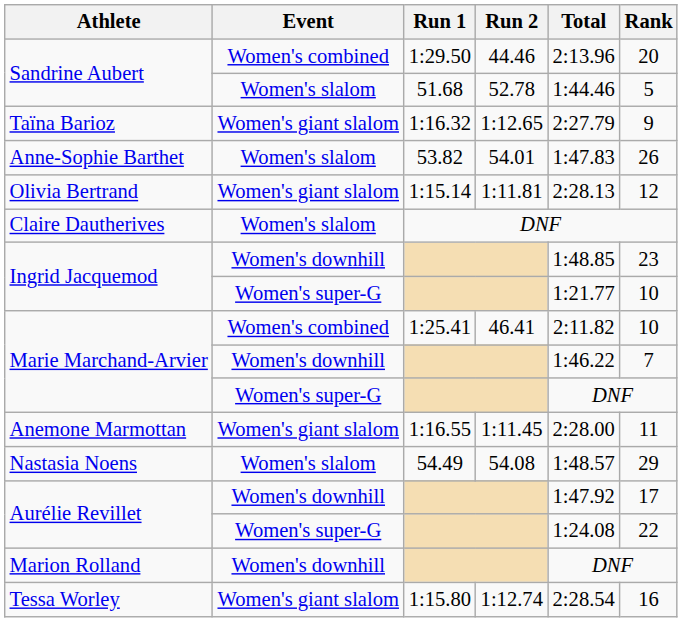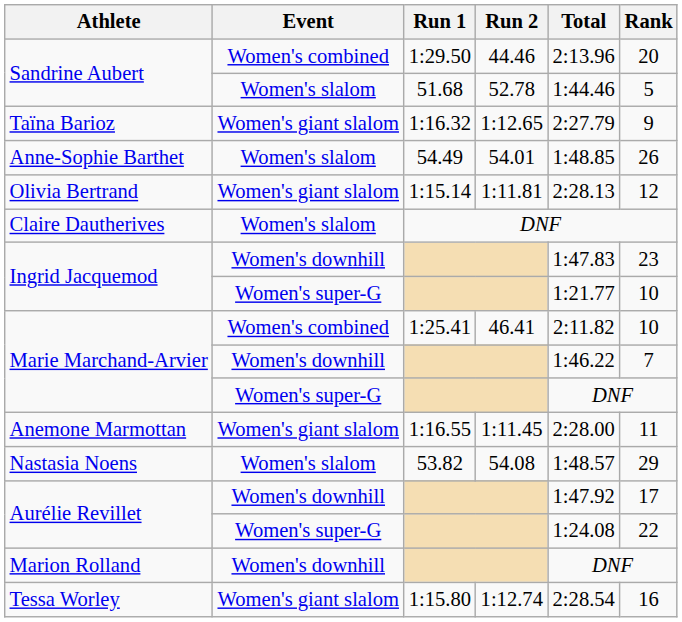(440, 157) 53.82 -> (440, 157) 54.49
(584, 157) 1:47.83 -> (584, 157) 1:48.85
(584, 259) 1:48.85 -> (584, 259) 1:47.83
(440, 463) 54.49 -> (440, 463) 53.82
